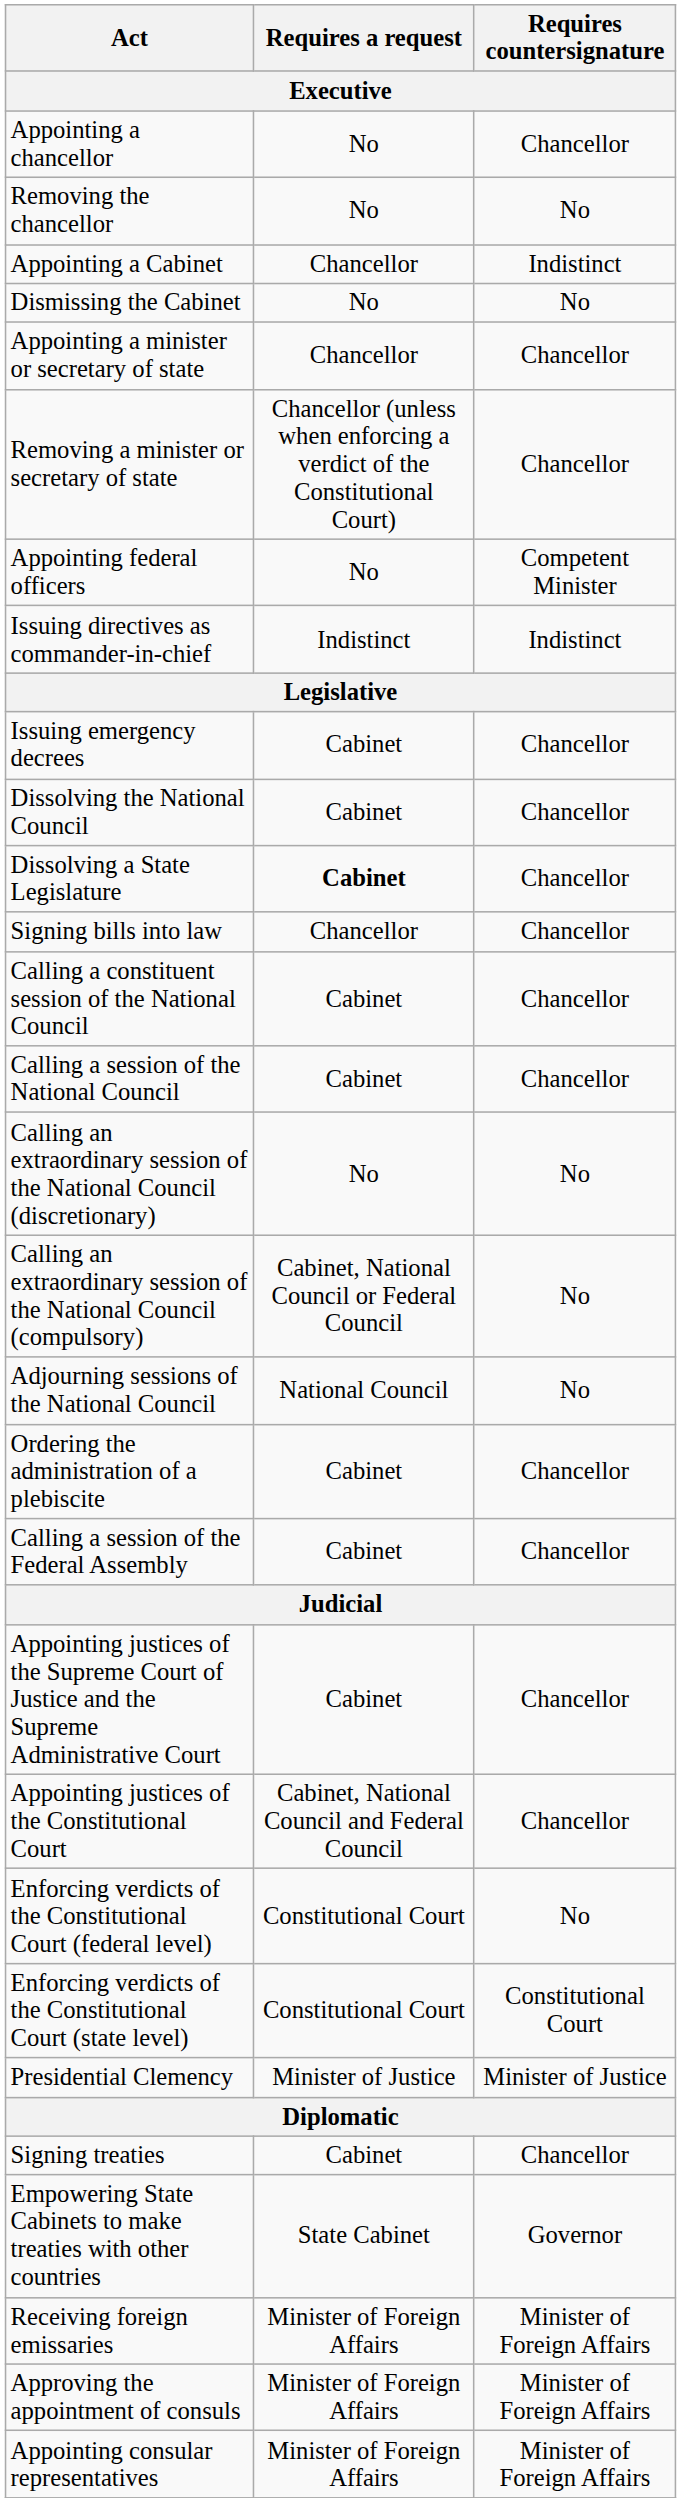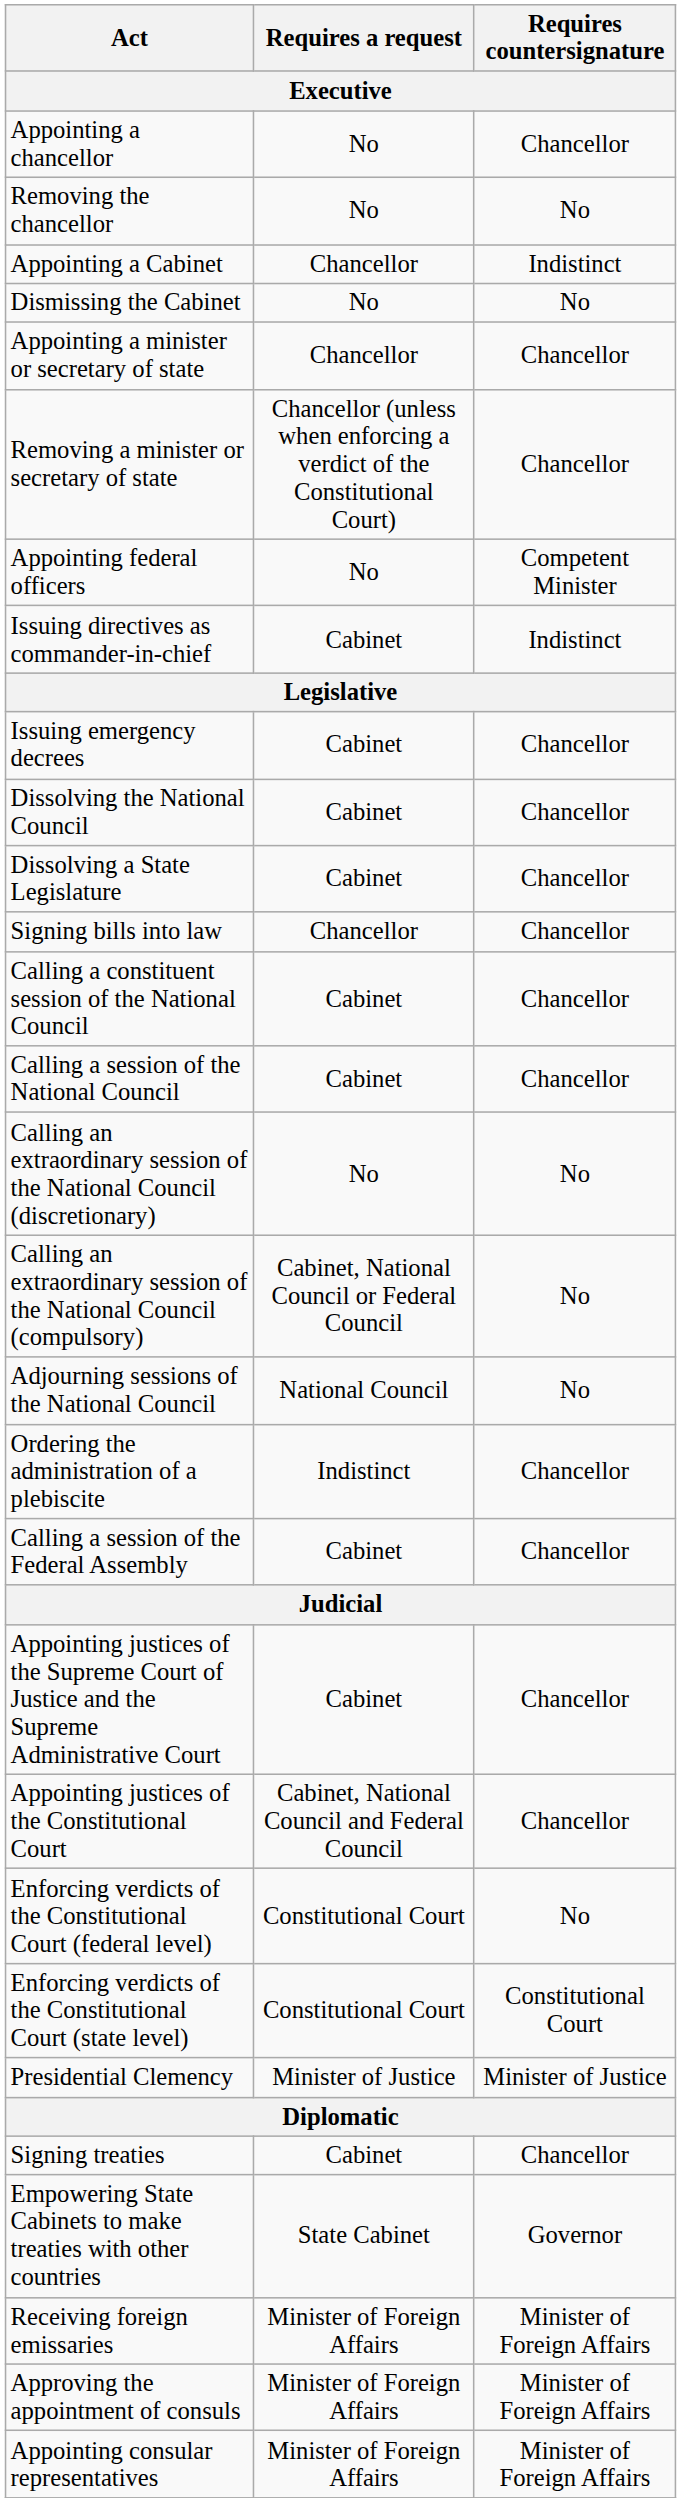(364, 639) Indistinct -> (364, 639) Cabinet
(364, 878) bold -> (364, 878) normal
(364, 1470) Cabinet -> (364, 1470) Indistinct
